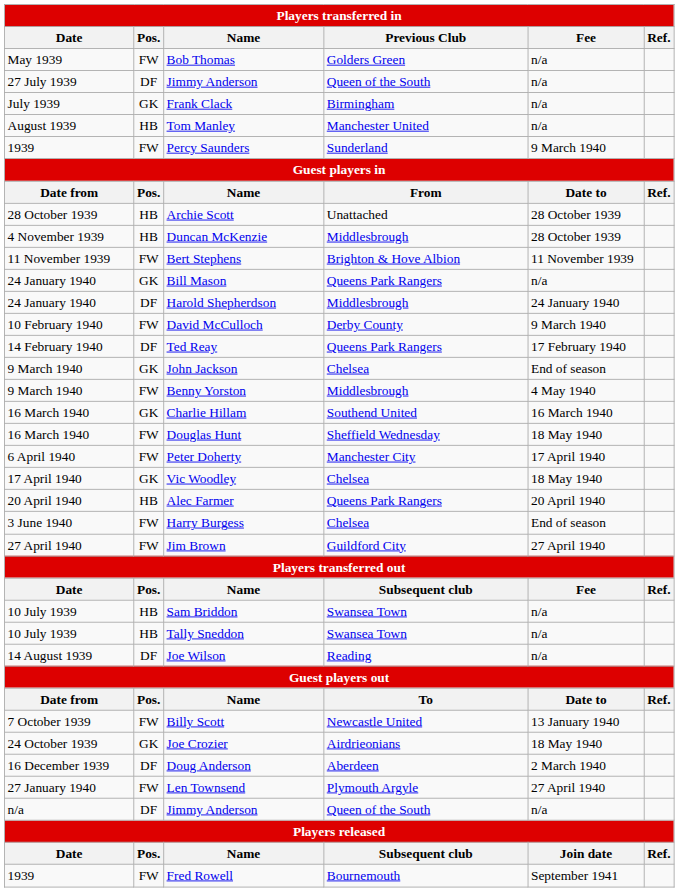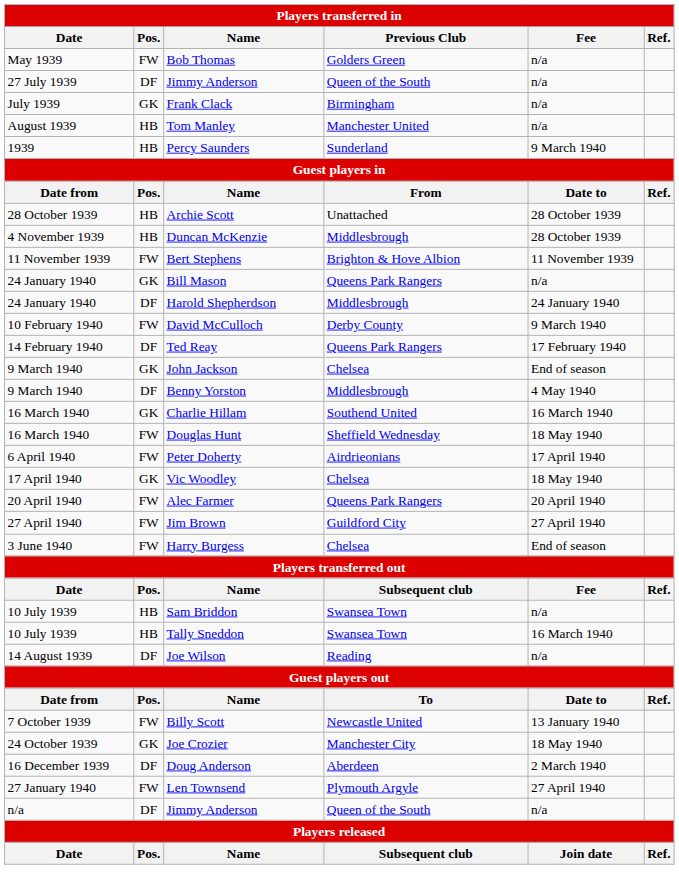(149, 148) FW -> (149, 148) HB
(149, 390) FW -> (149, 390) DF
(371, 456) Manchester City -> (364, 456) Airdrieonians
(149, 500) HB -> (149, 500) FW
rows swapped: (45, 545) <-> (40, 522)
(539, 633) n/a -> (572, 633) 16 March 1940
(364, 743) Airdrieonians -> (371, 743) Manchester City
- row: (21, 875)
